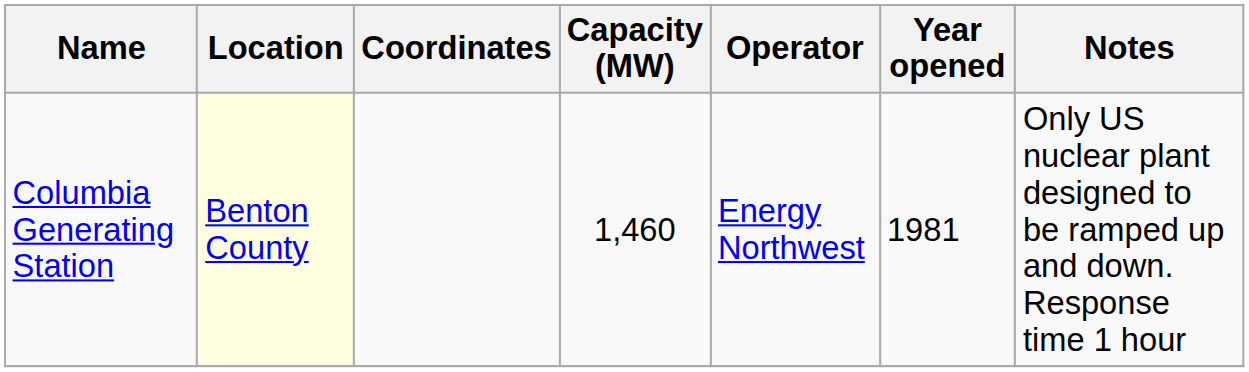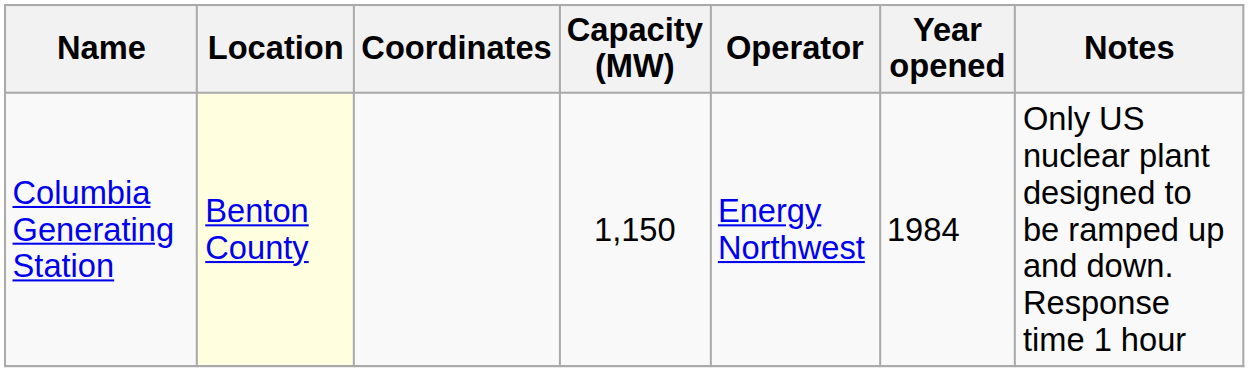(635, 229) 1,460 -> (635, 229) 1,150
(923, 229) 1981 -> (923, 229) 1984
